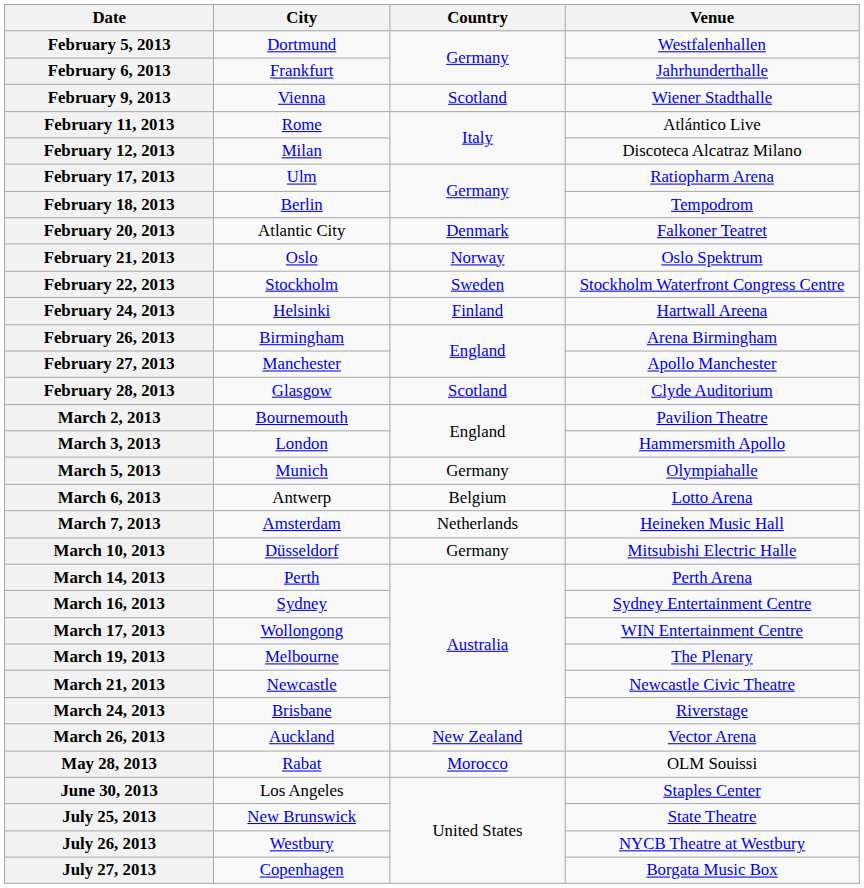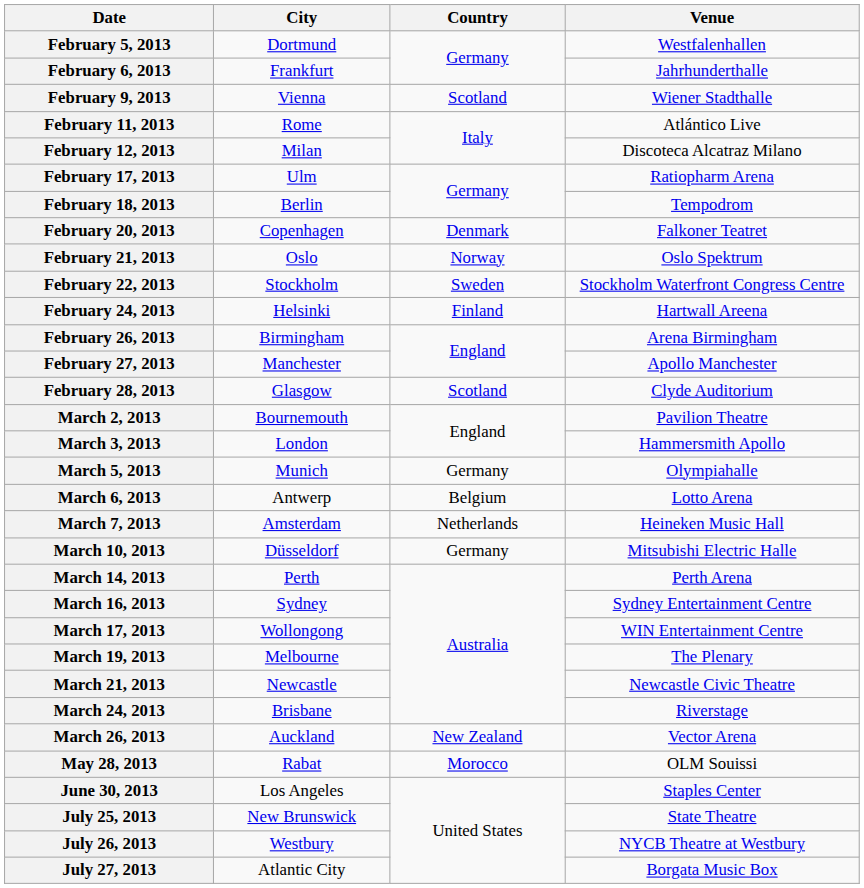(302, 230) Atlantic City -> (302, 230) Copenhagen
(302, 870) Copenhagen -> (302, 870) Atlantic City
